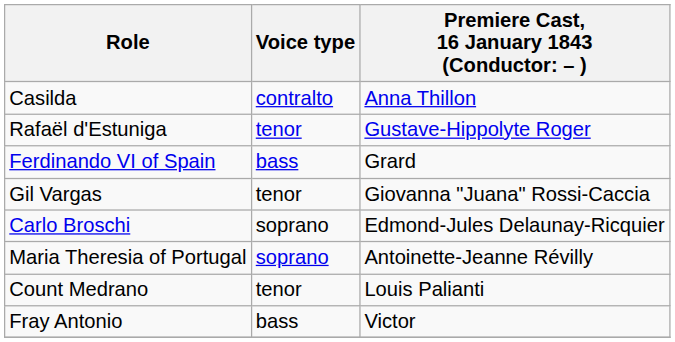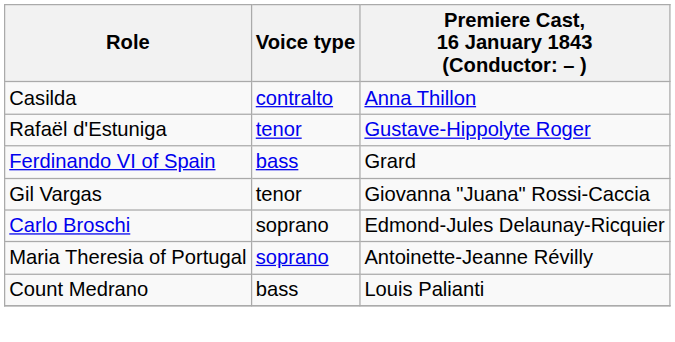(279, 289) tenor -> (277, 289) bass
- row: (66, 321)
